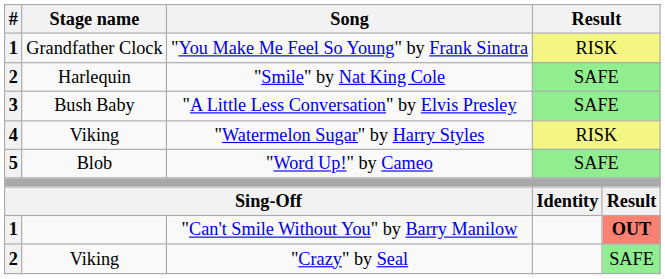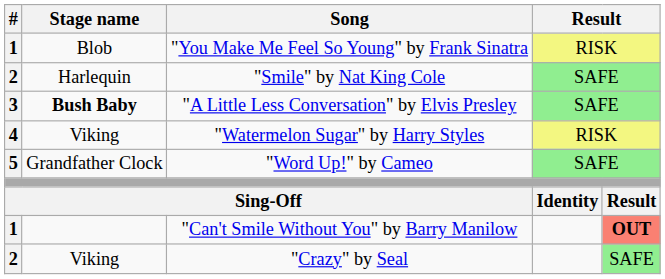(94, 47) Grandfather Clock -> (94, 47) Blob
(94, 105) normal -> (94, 105) bold
(94, 163) Blob -> (94, 163) Grandfather Clock
